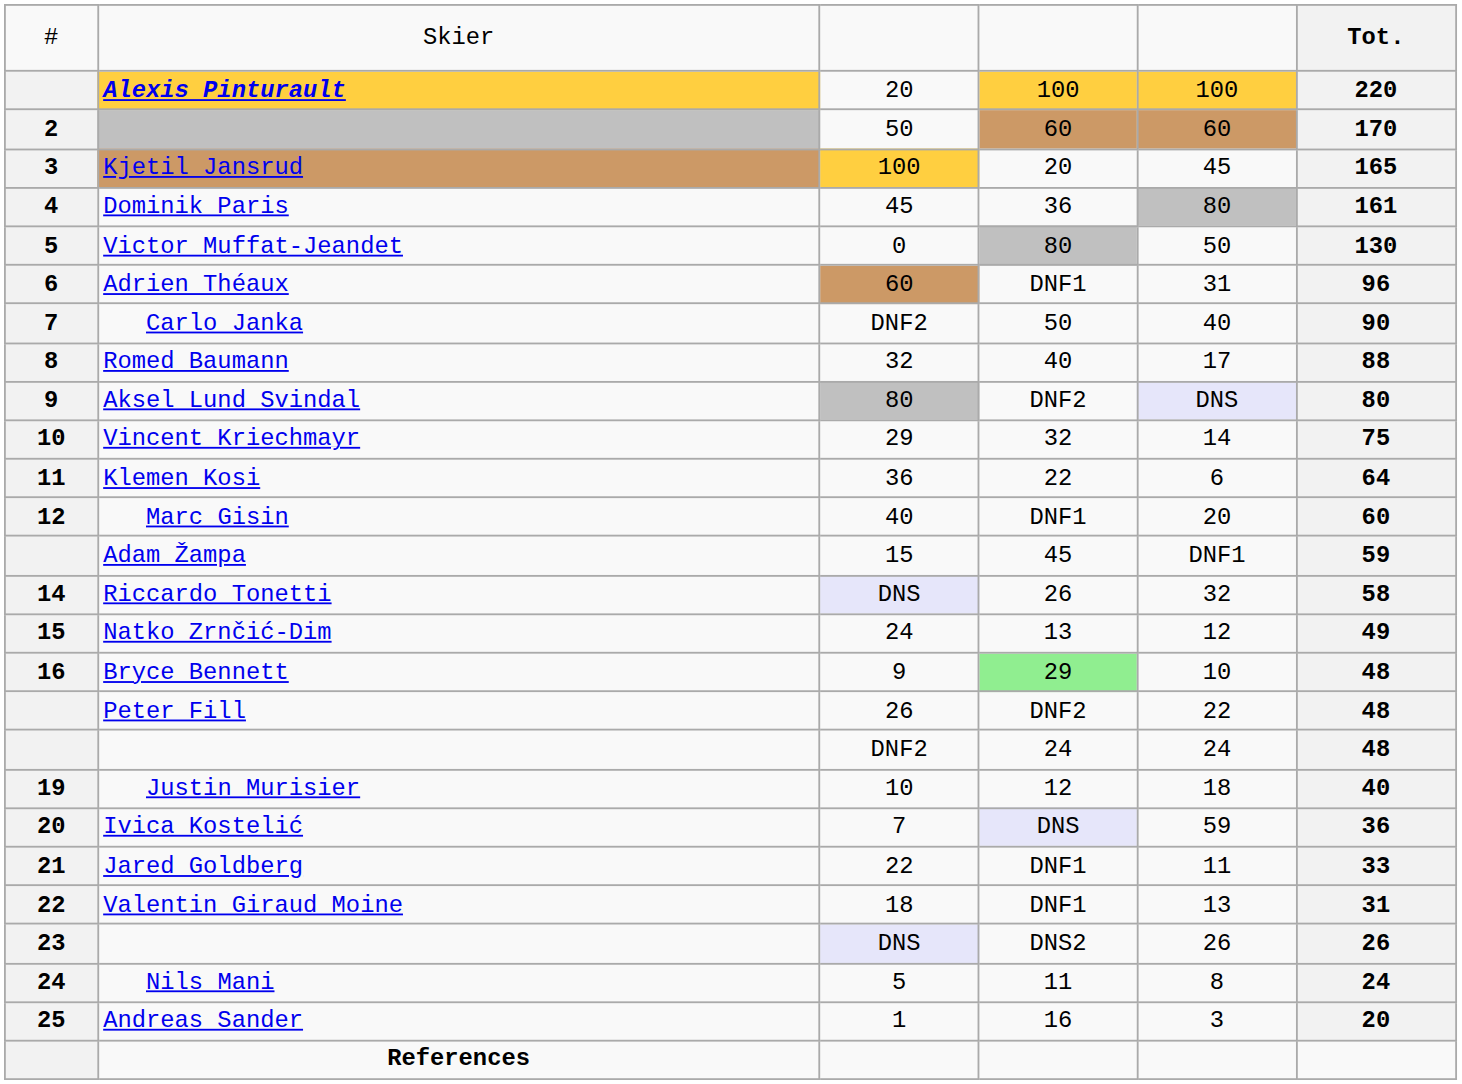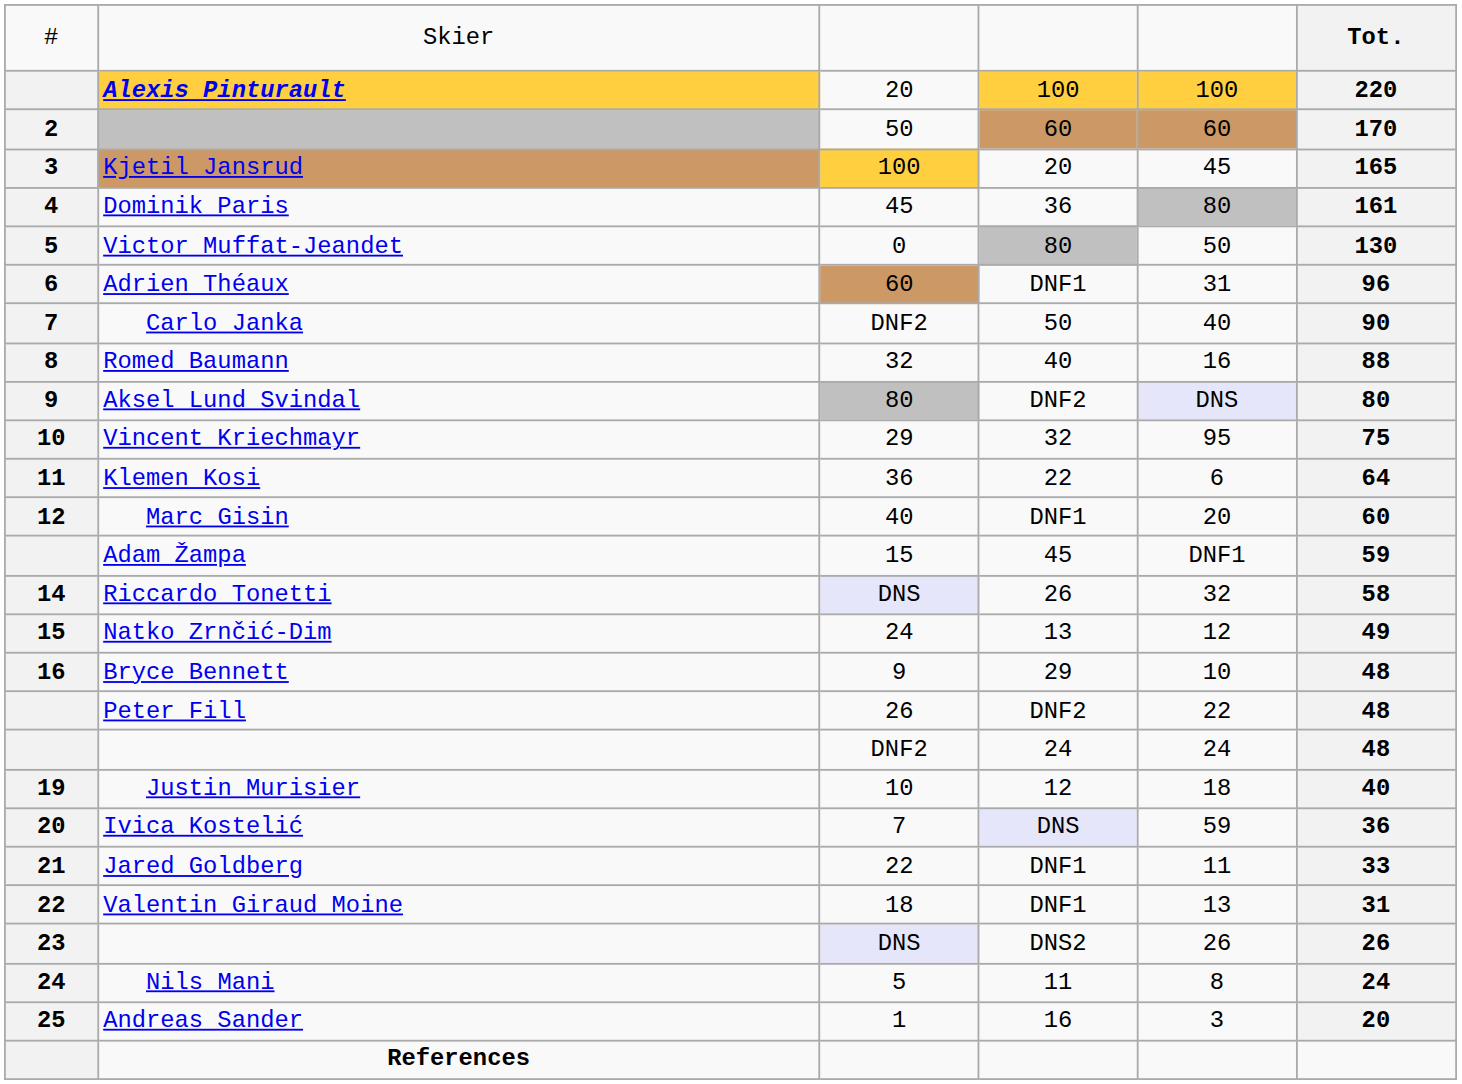(1217, 362) 17 -> (1217, 362) 16
(1217, 439) 14 -> (1217, 439) 95
(1058, 672) lightgreen background -> (1058, 672) no background
